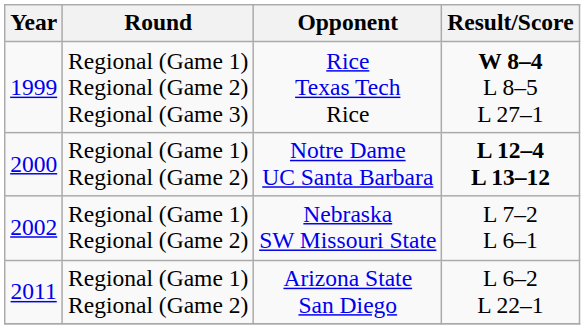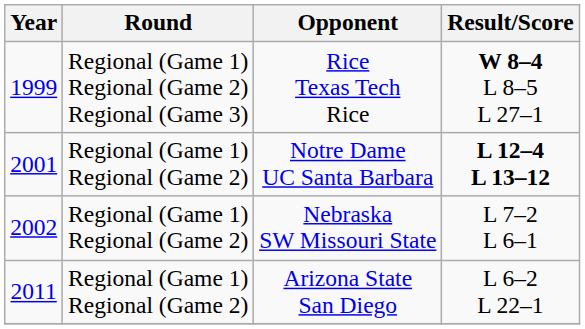(34, 163) 2000 -> (34, 163) 2001
